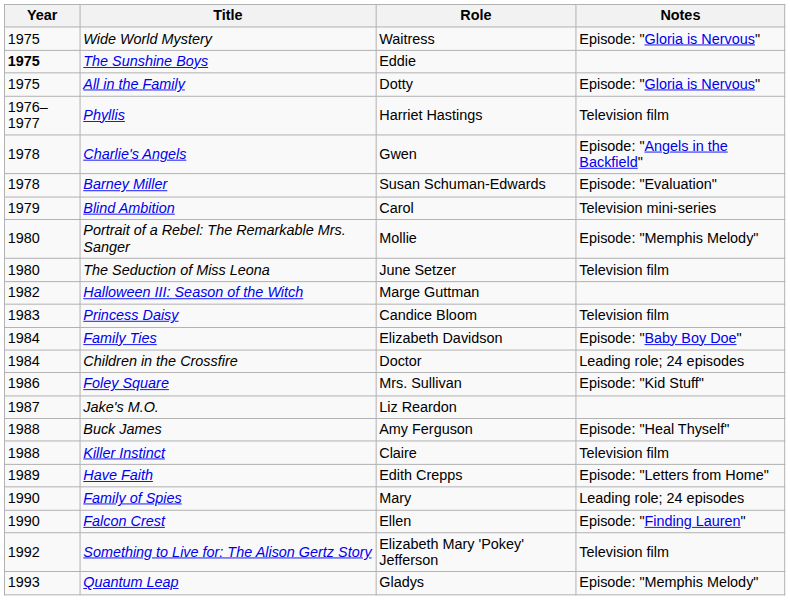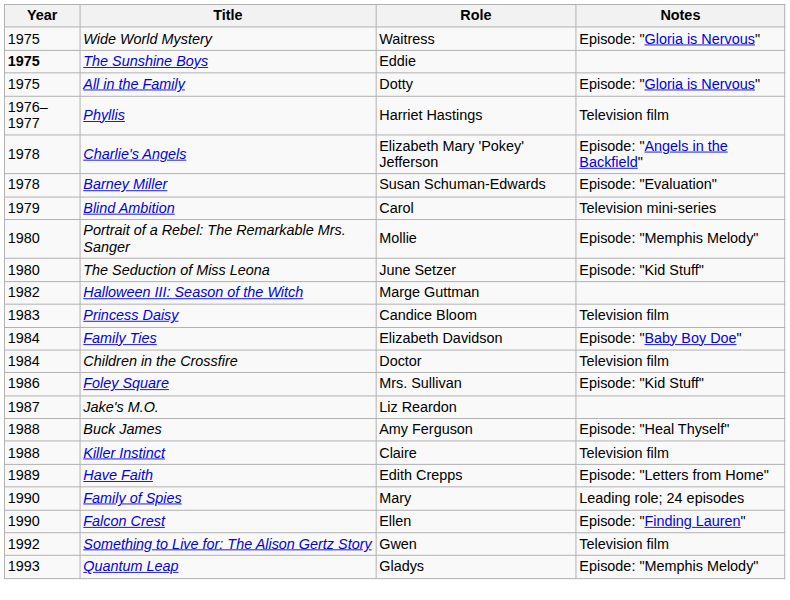(398, 154) Gwen -> (452, 154) Elizabeth Mary 'Pokey' Jefferson
(624, 270) Television film -> (642, 270) Episode: "Kid Stuff"
(662, 361) Leading role; 24 episodes -> (624, 361) Television film
(452, 552) Elizabeth Mary 'Pokey' Jefferson -> (398, 544) Gwen
